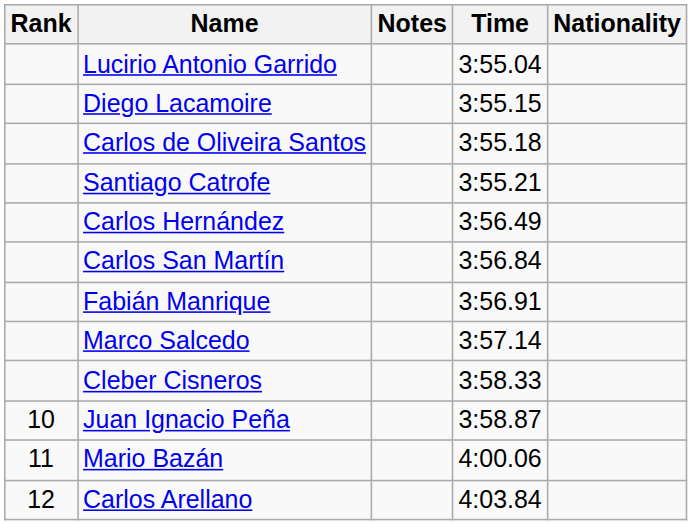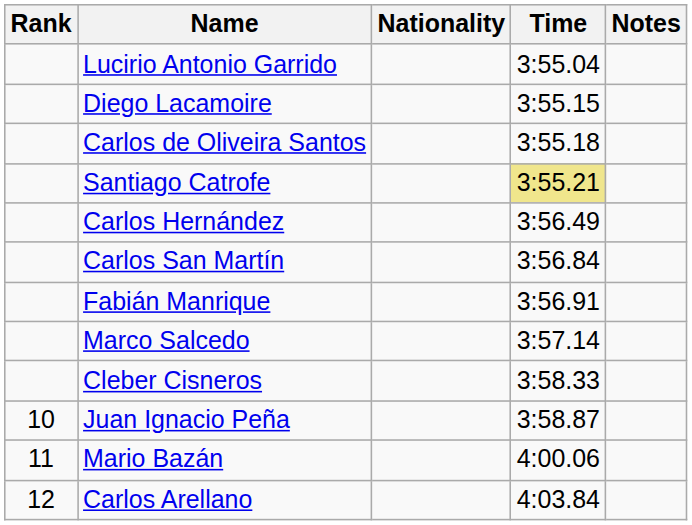columns swapped: (617, 24) <-> (412, 24)
(500, 182) no background -> (558, 182) khaki background
